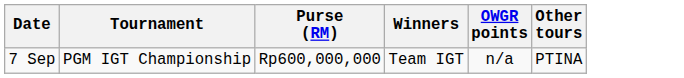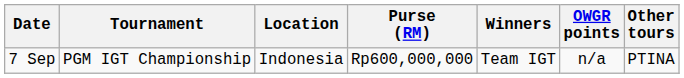+ column: (301, 27)
